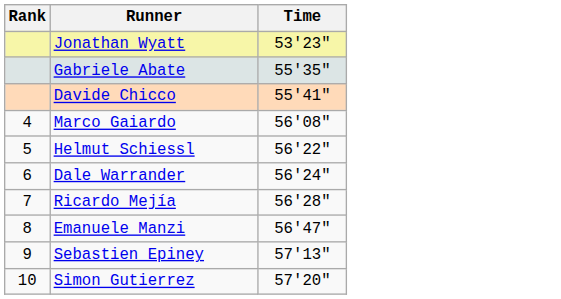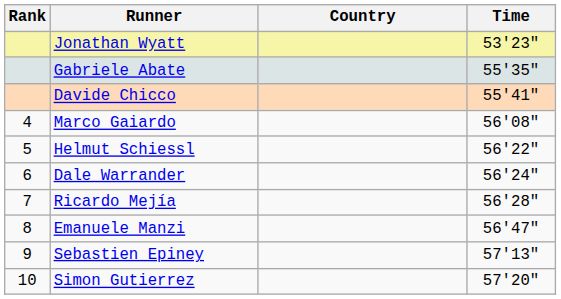+ column: (363, 18)
